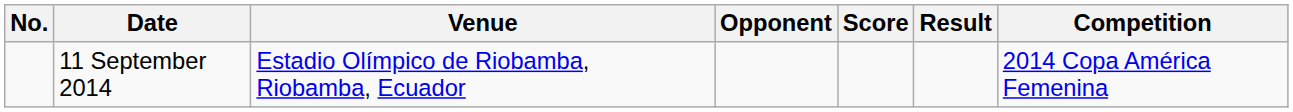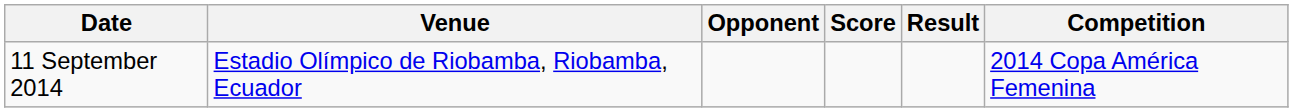- column: (29, 23)
